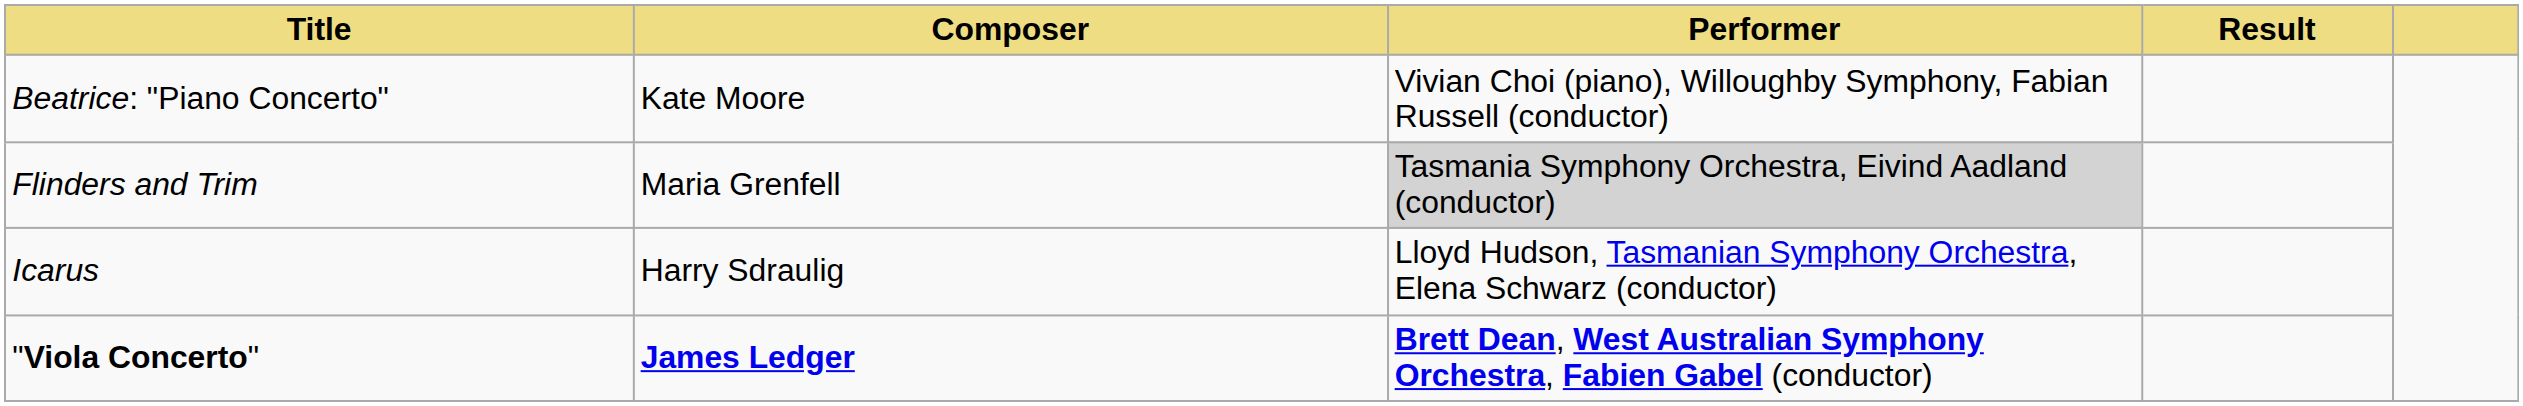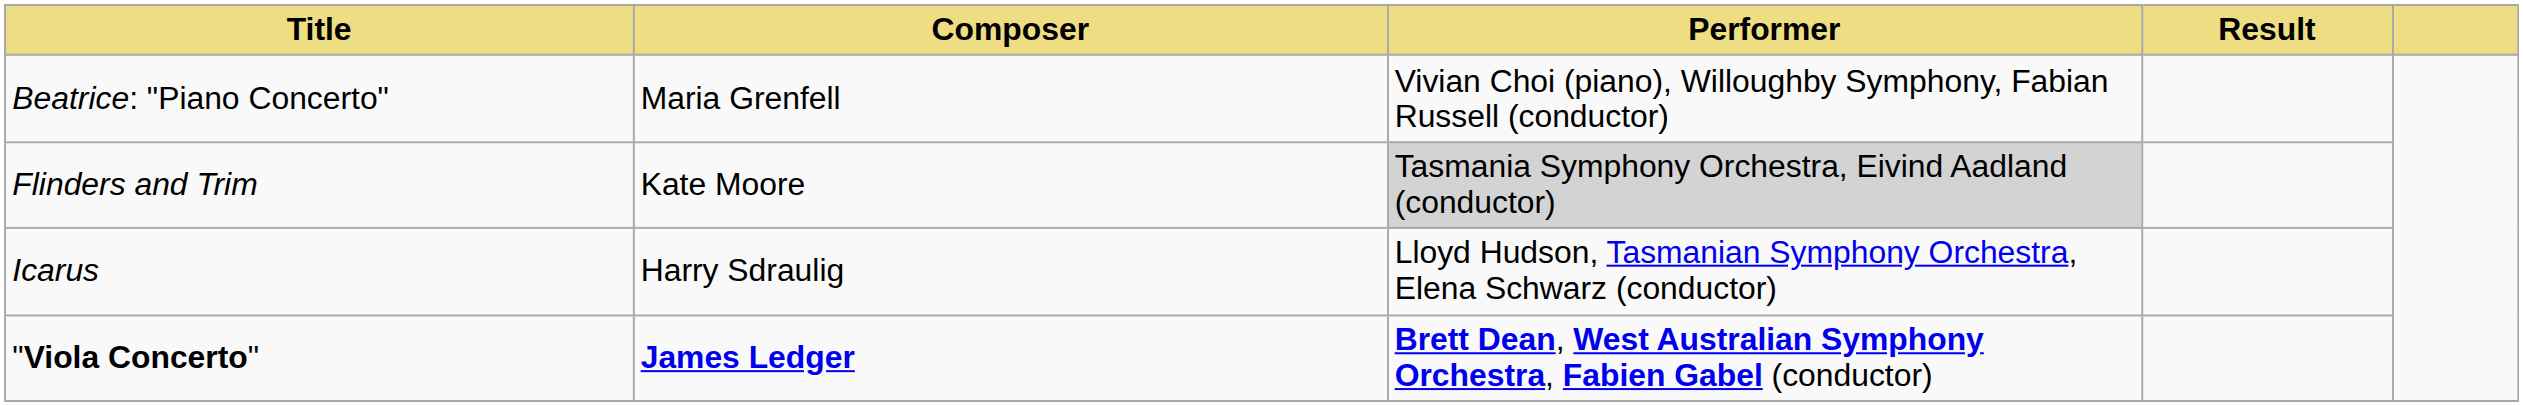(723, 98) Kate Moore -> (741, 98) Maria Grenfell
(741, 184) Maria Grenfell -> (723, 184) Kate Moore
